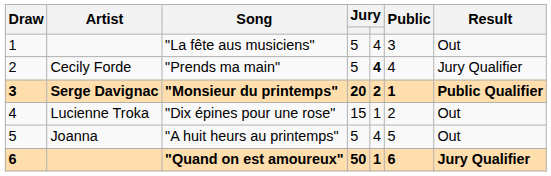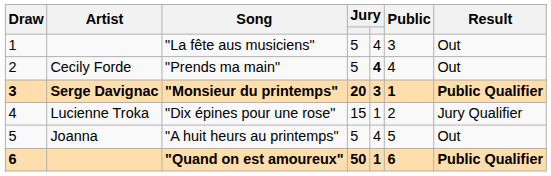(480, 68) Jury Qualifier -> (449, 68) Out
(377, 91) 2 -> (377, 91) 3
(449, 113) Out -> (480, 113) Jury Qualifier
(484, 159) Jury Qualifier -> (490, 159) Public Qualifier
